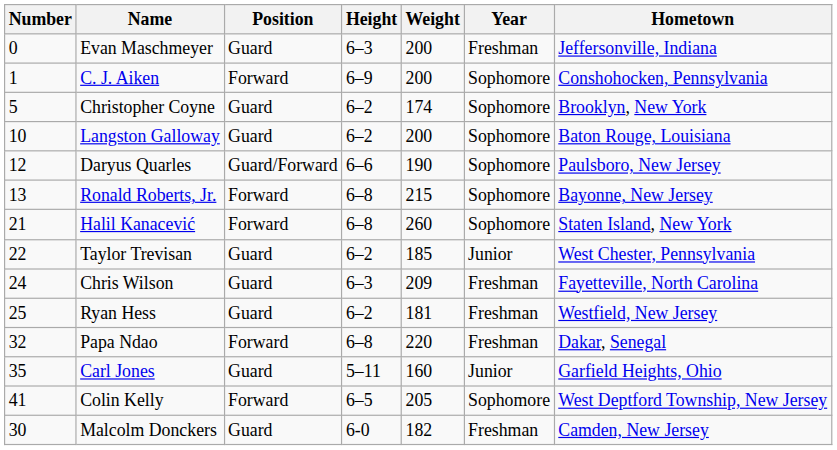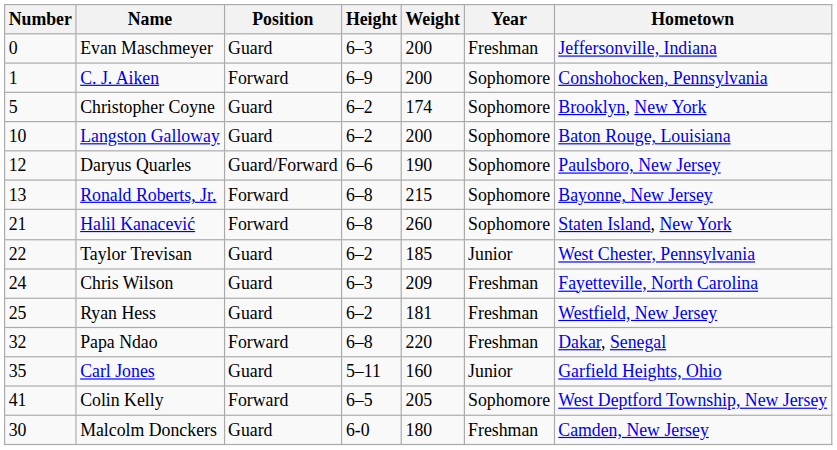(419, 429) 182 -> (419, 429) 180
